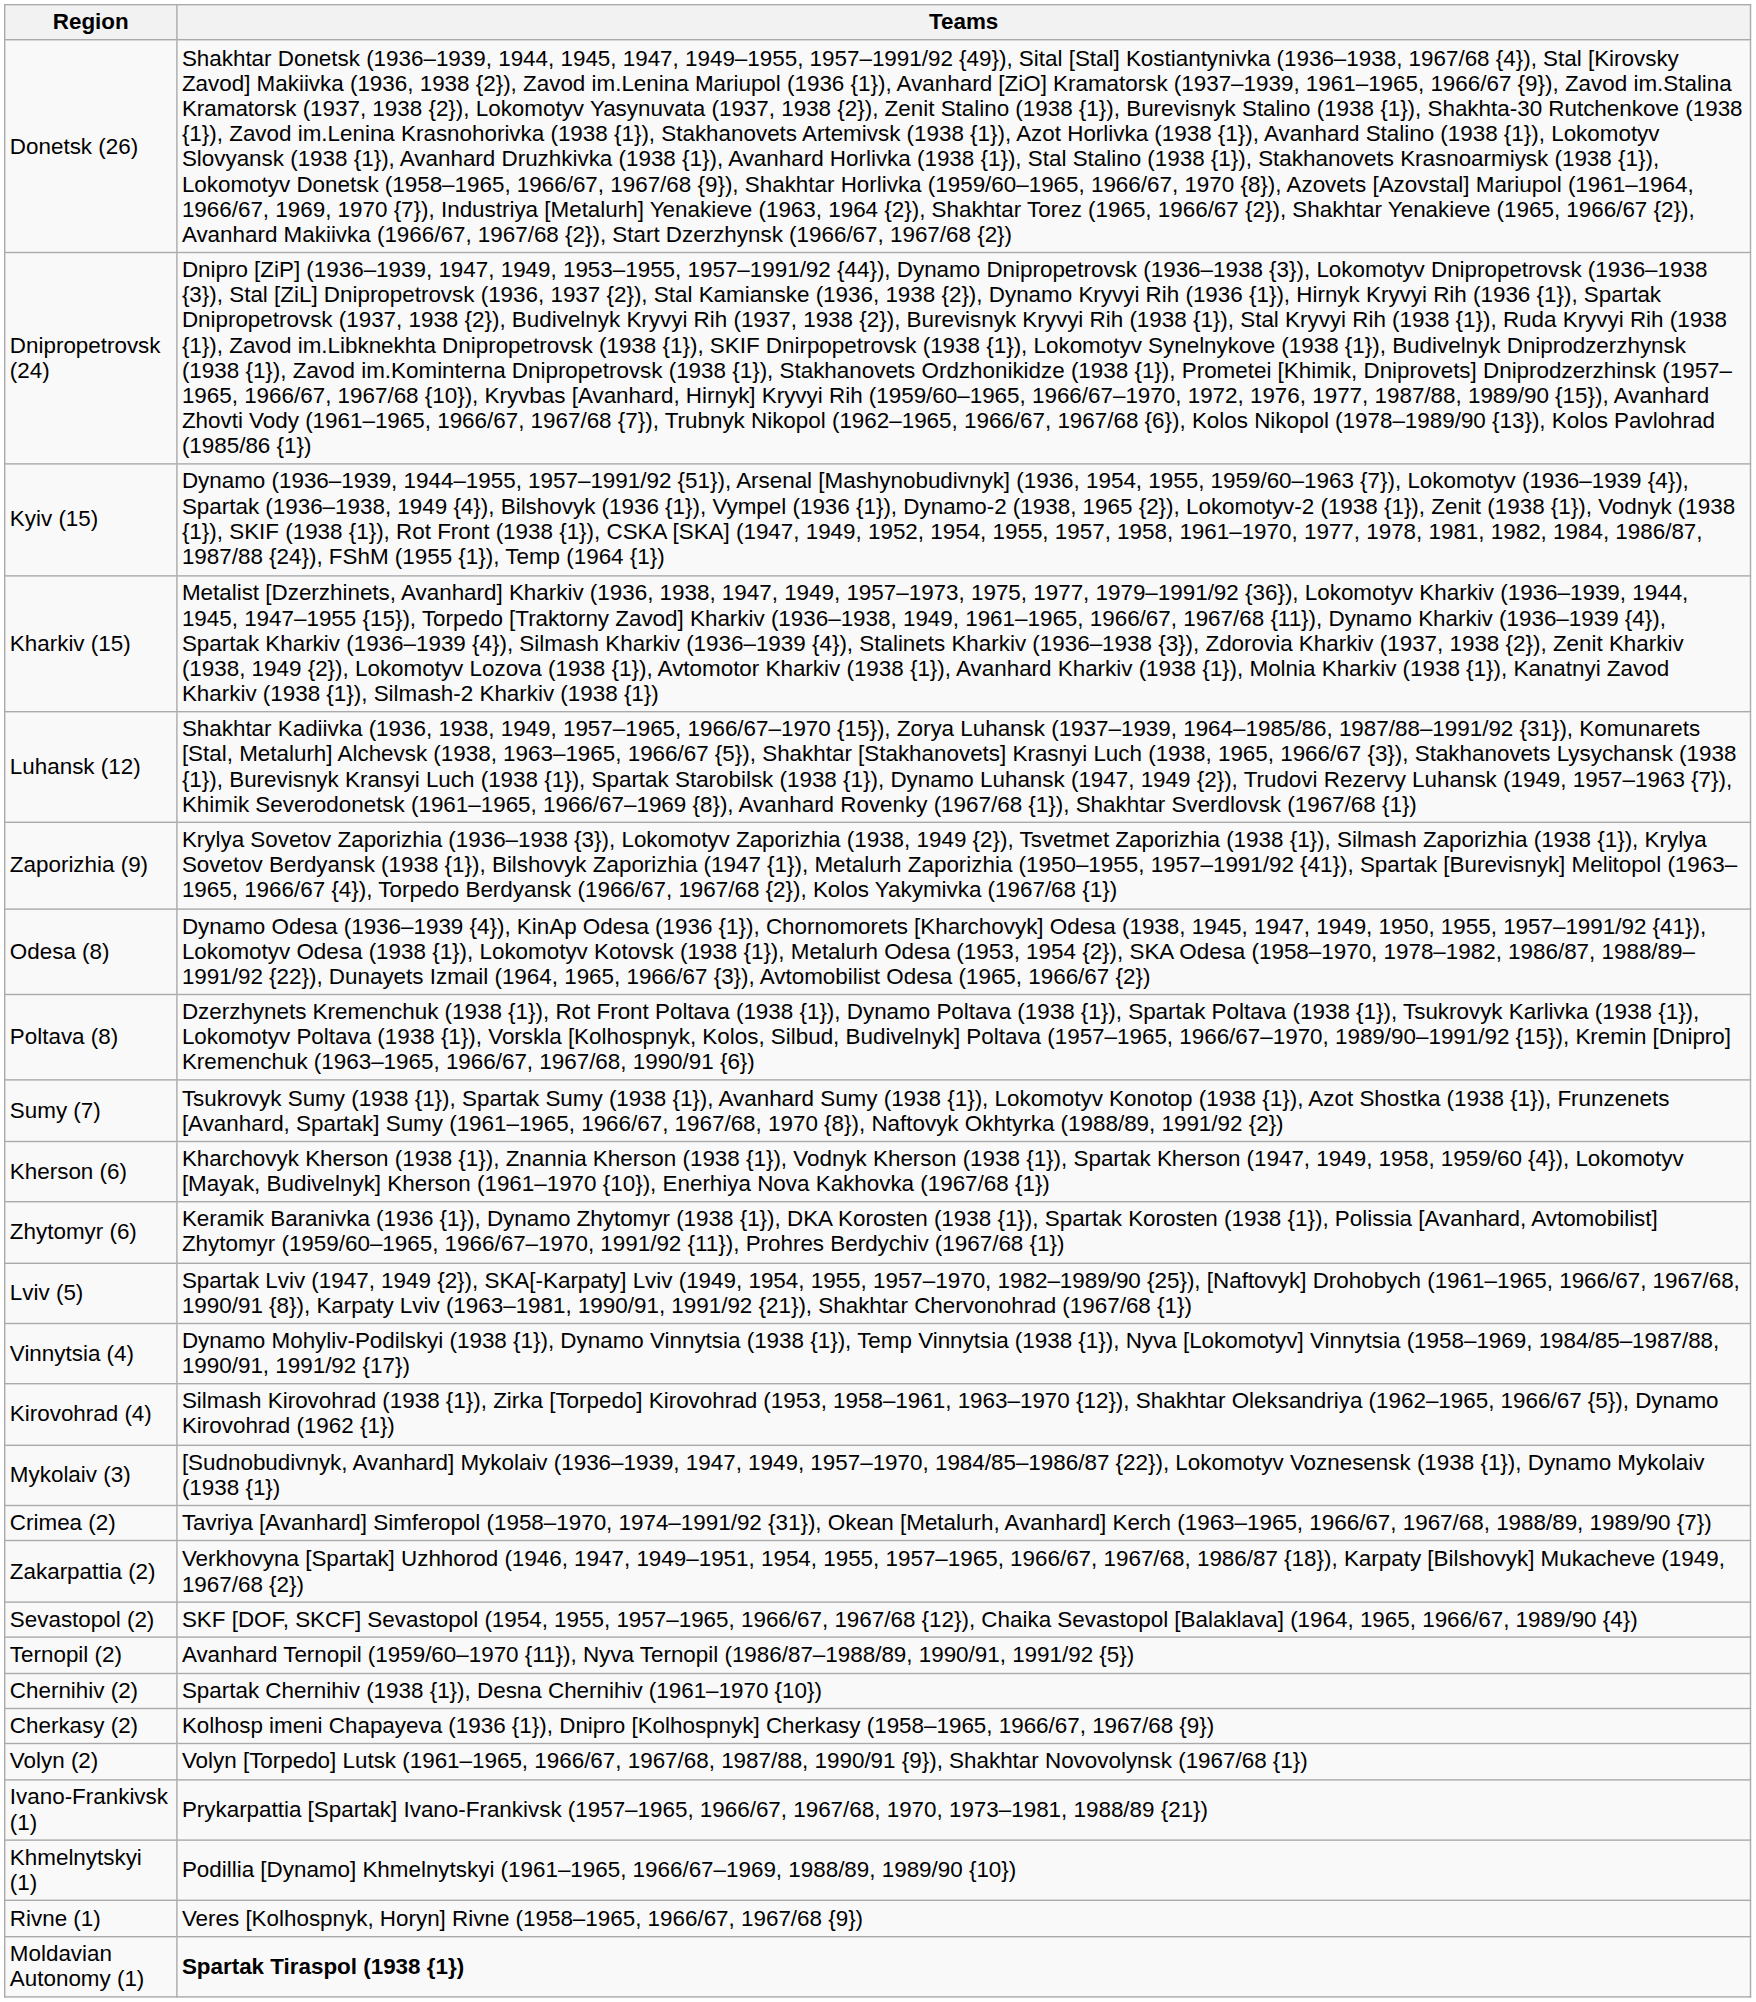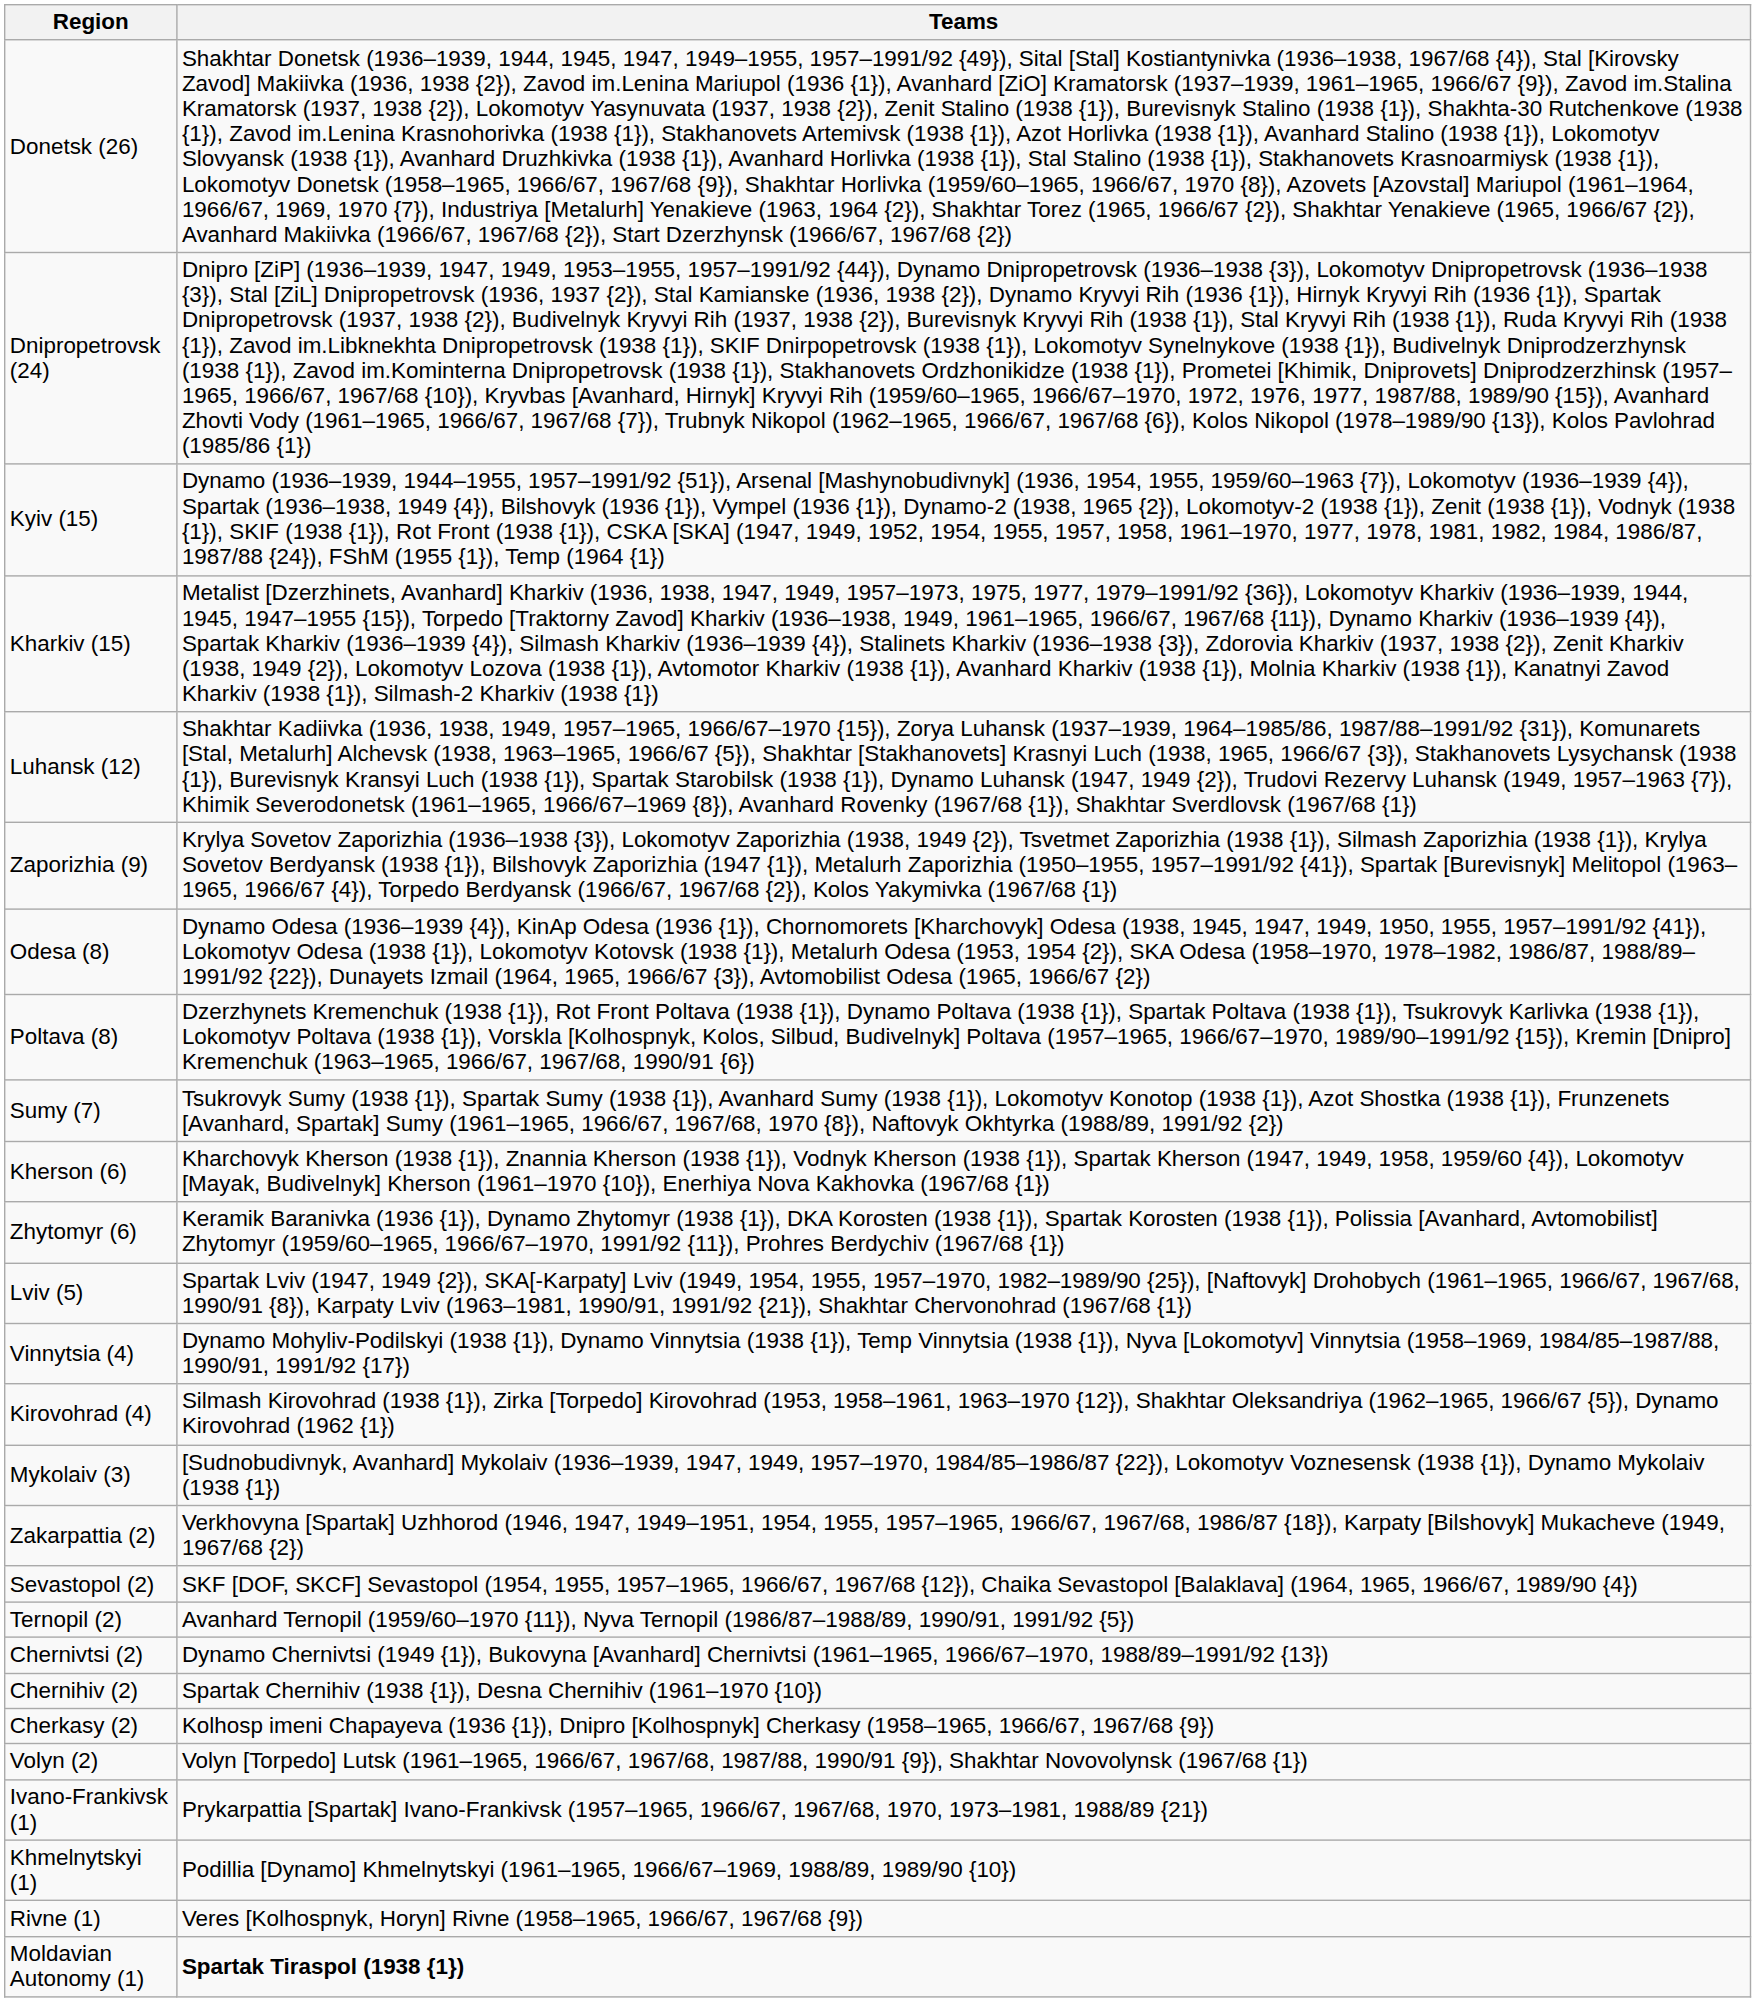- row: (63, 1523)
+ row: (76, 1654)
